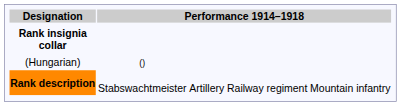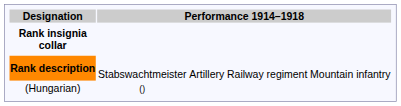rows swapped: (53, 83) <-> (53, 62)
